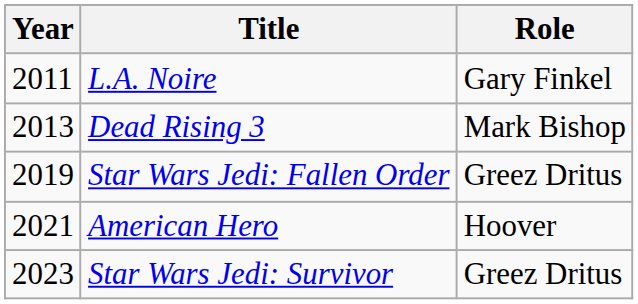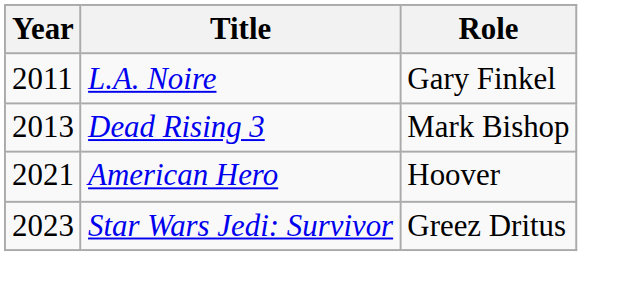- row: (269, 175)
